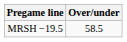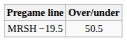(94, 28) 58.5 -> (94, 28) 50.5
